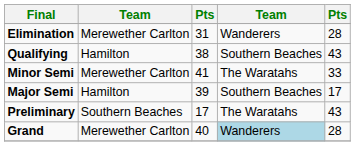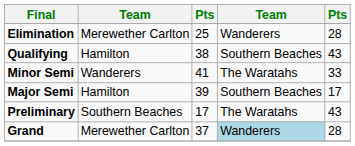(202, 33) 31 -> (202, 33) 25
(135, 72) Merewether Carlton -> (111, 72) Wanderers
(202, 131) 40 -> (202, 131) 37
